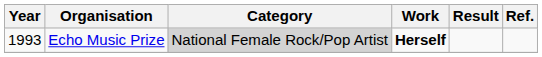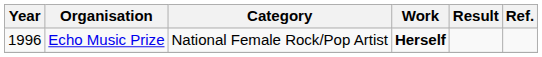(25, 40) 1993 -> (25, 40) 1996
(280, 40) lightgrey background -> (280, 40) no background
